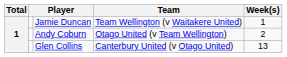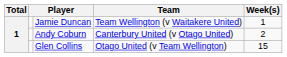(161, 34) Otago United (v Team Wellington) -> (164, 34) Canterbury United (v Otago United)
(164, 46) Canterbury United (v Otago United) -> (161, 46) Otago United (v Team Wellington)
(263, 46) 13 -> (263, 46) 15
